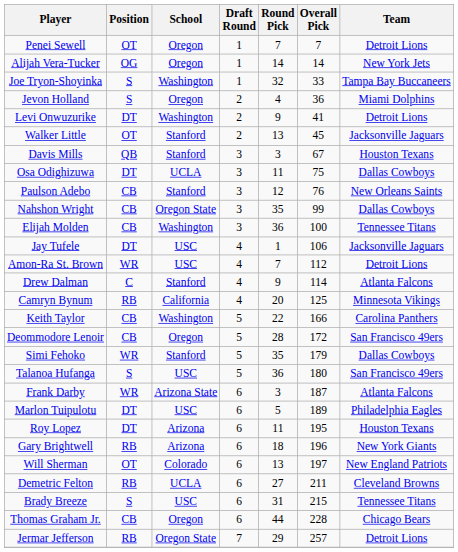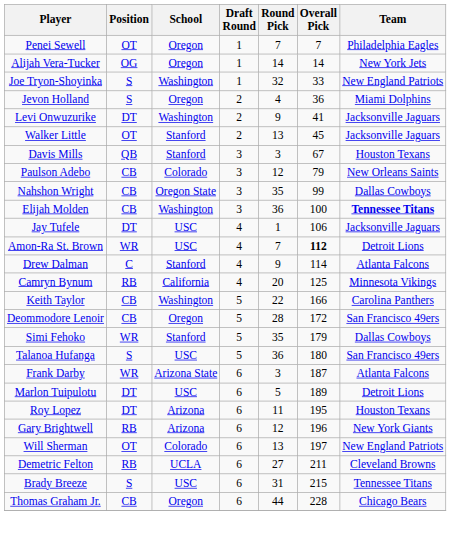(397, 44) Detroit Lions -> (393, 44) Philadelphia Eagles
(397, 81) Tampa Bay Buccaneers -> (393, 81) New England Patriots
(397, 117) Detroit Lions -> (393, 117) Jacksonville Jaguars
- row: (55, 172)
(186, 191) Stanford -> (186, 172) Colorado
(318, 191) 76 -> (318, 172) 79
(397, 227) normal -> (393, 209) bold
(318, 264) normal -> (318, 245) bold
(397, 410) Philadelphia Eagles -> (393, 391) Detroit Lions
(278, 446) 18 -> (278, 428) 12
- row: (55, 538)
